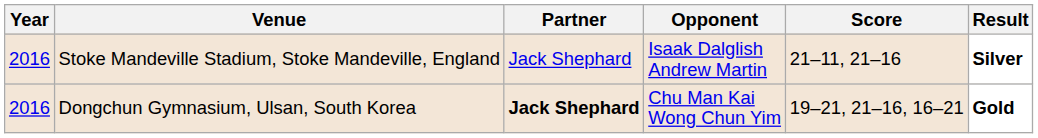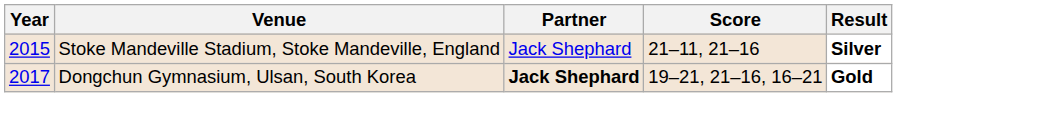- column: (715, 20)
(29, 59) 2016 -> (29, 49) 2015
(29, 109) 2016 -> (29, 78) 2017
